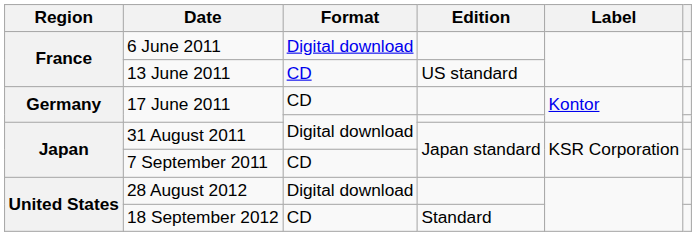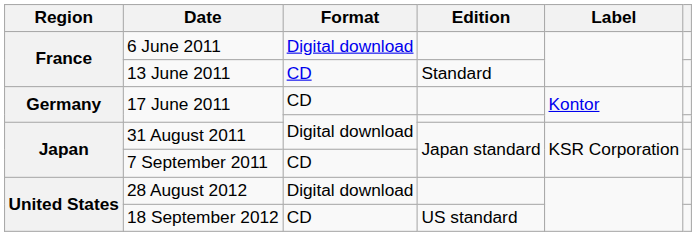(469, 73) US standard -> (457, 73) Standard
(457, 218) Standard -> (469, 218) US standard
